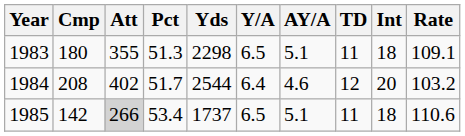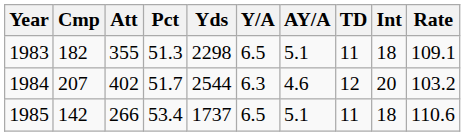(73, 51) 180 -> (73, 51) 182
(73, 83) 208 -> (73, 83) 207
(253, 83) 6.4 -> (253, 83) 6.3
(124, 114) lightgrey background -> (124, 114) no background
